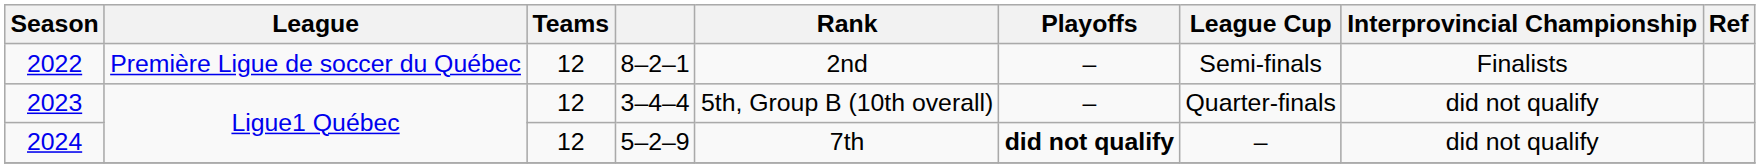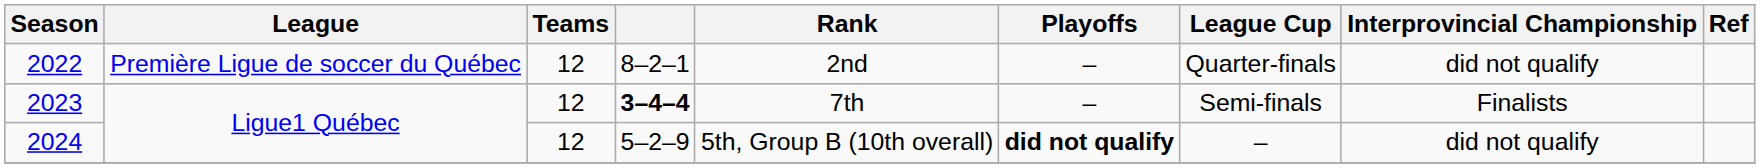(1261, 63) Semi-finals -> (1261, 63) Quarter-finals
(1522, 63) Finalists -> (1522, 63) did not qualify
(655, 102) normal -> (655, 102) bold
(847, 102) 5th, Group B (10th overall) -> (847, 102) 7th
(1261, 102) Quarter-finals -> (1261, 102) Semi-finals
(1522, 102) did not qualify -> (1522, 102) Finalists
(847, 142) 7th -> (847, 142) 5th, Group B (10th overall)
